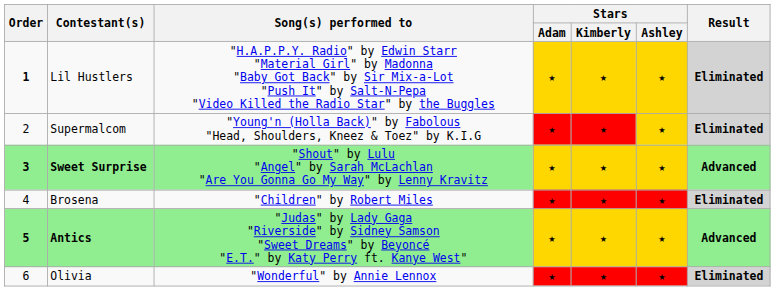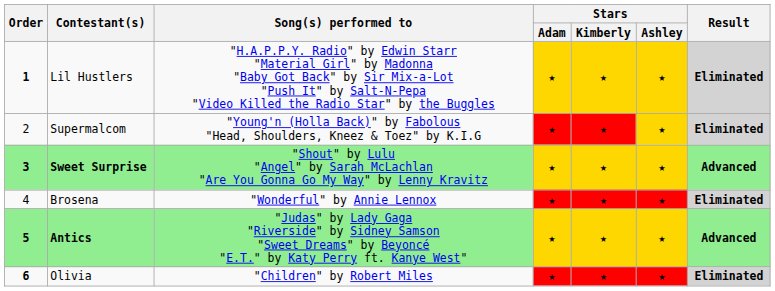(343, 199) "Children" by Robert Miles -> (343, 199) "Wonderful" by Annie Lennox
(26, 276) normal -> (26, 276) bold
(343, 276) "Wonderful" by Annie Lennox -> (343, 276) "Children" by Robert Miles
